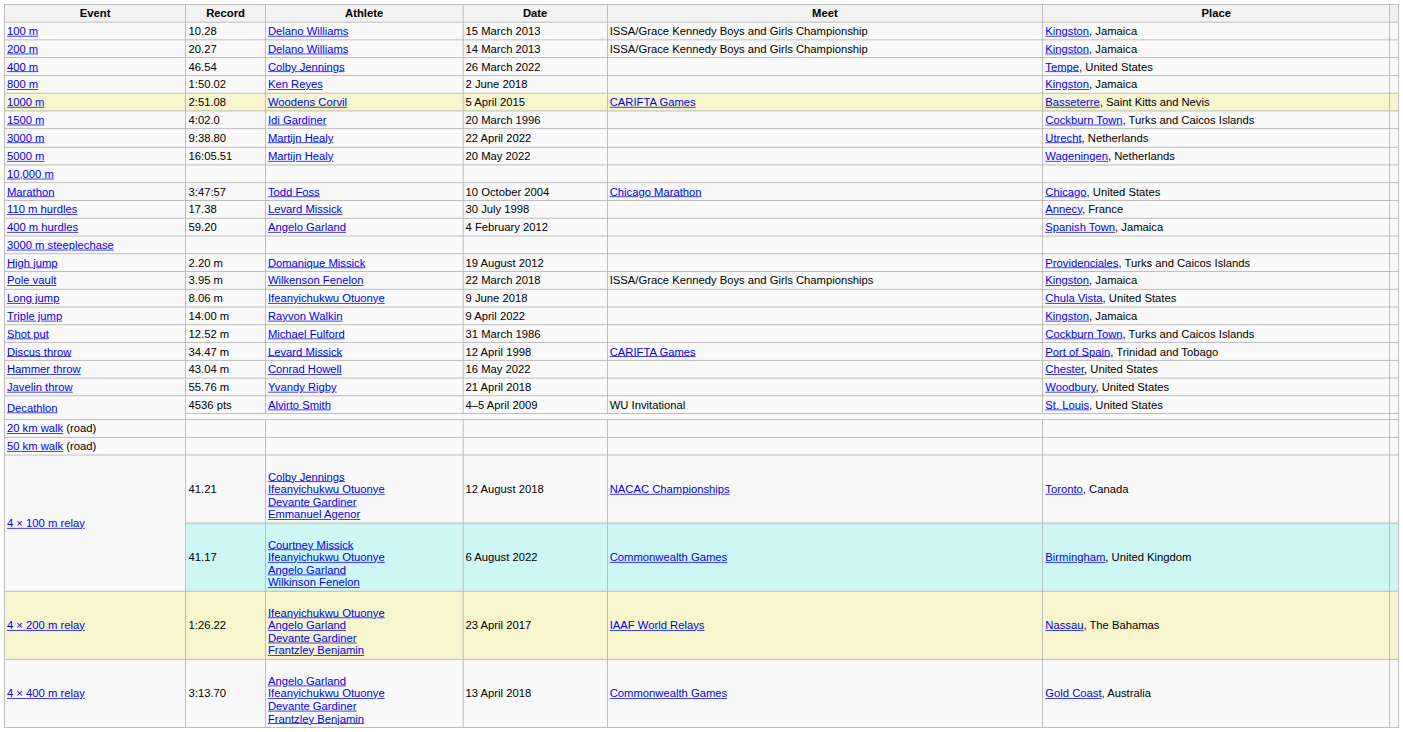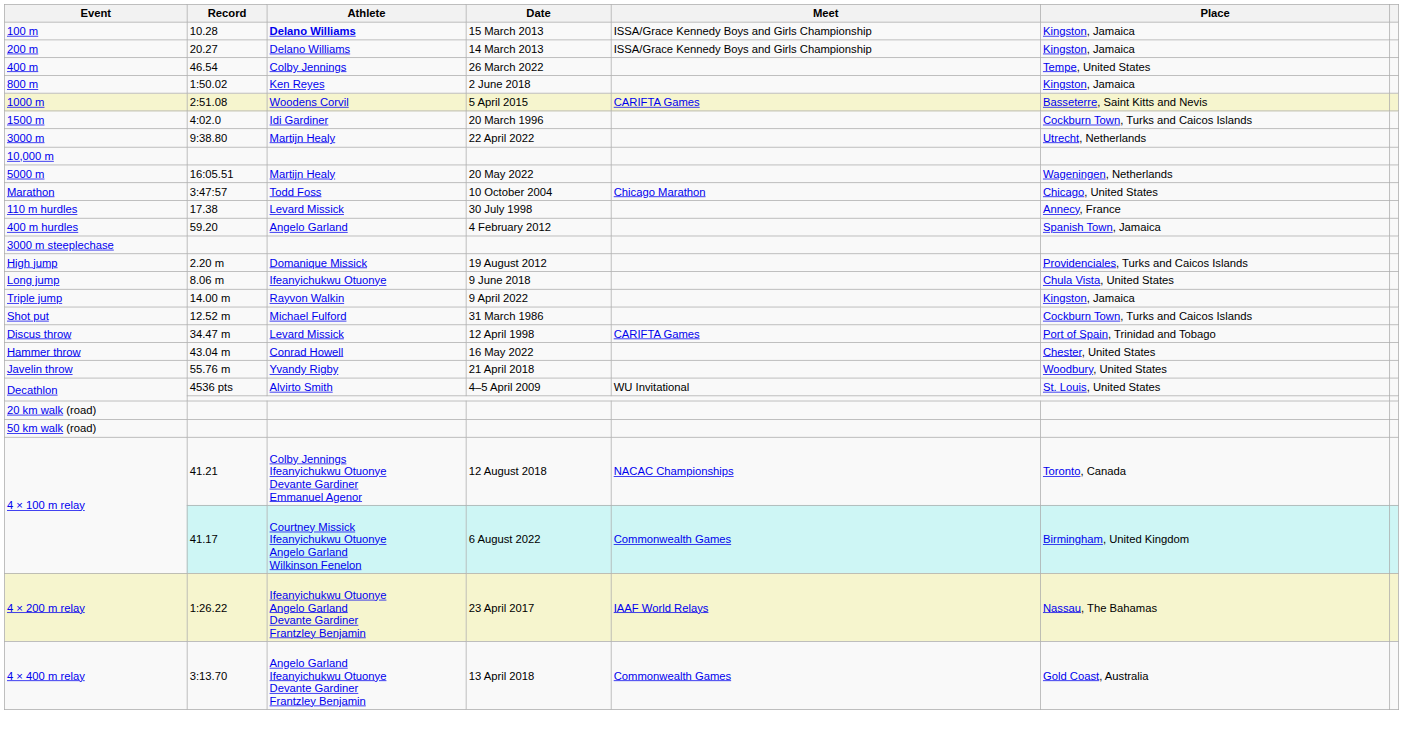(308, 31) normal -> (313, 31) bold
rows swapped: (26, 156) <-> (30, 174)
- row: (32, 281)
